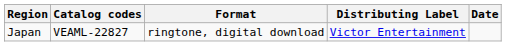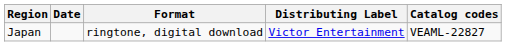columns swapped: (485, 14) <-> (98, 14)
